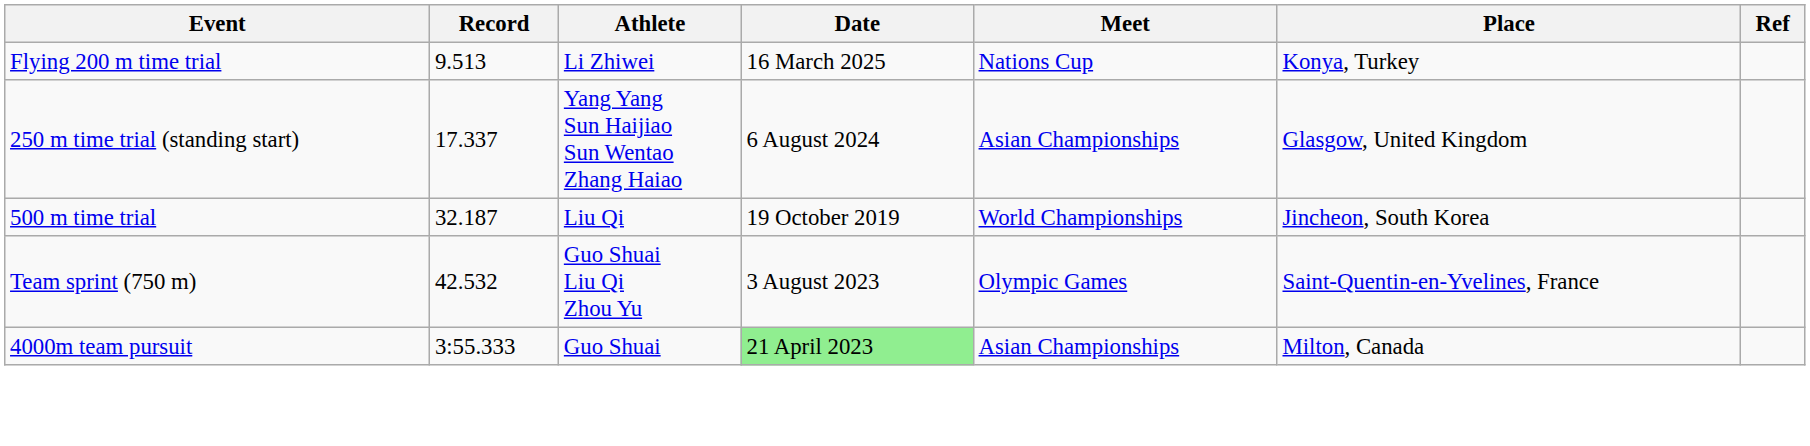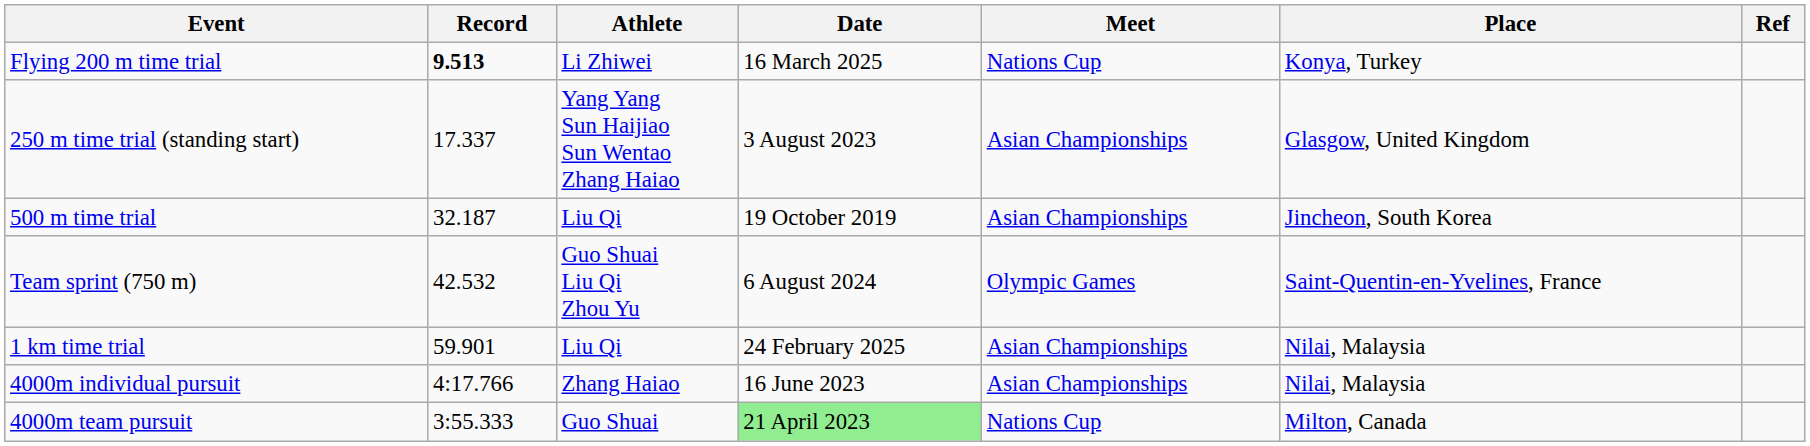(461, 61) normal -> (459, 61) bold
(813, 139) 6 August 2024 -> (810, 139) 3 August 2023
(1080, 217) World Championships -> (1087, 217) Asian Championships
(813, 281) 3 August 2023 -> (810, 281) 6 August 2024
+ row: (77, 346)
+ row: (125, 384)
(1079, 346) Asian Championships -> (1044, 421) Nations Cup
